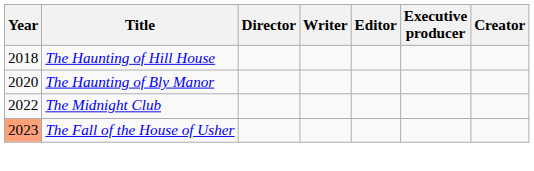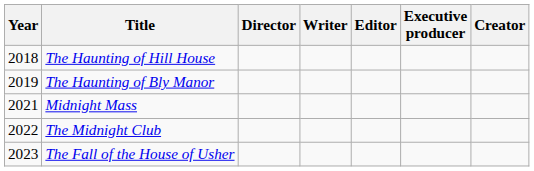(23, 81) 2020 -> (23, 81) 2019
+ row: (91, 105)
(23, 130) lightsalmon background -> (23, 154) no background
